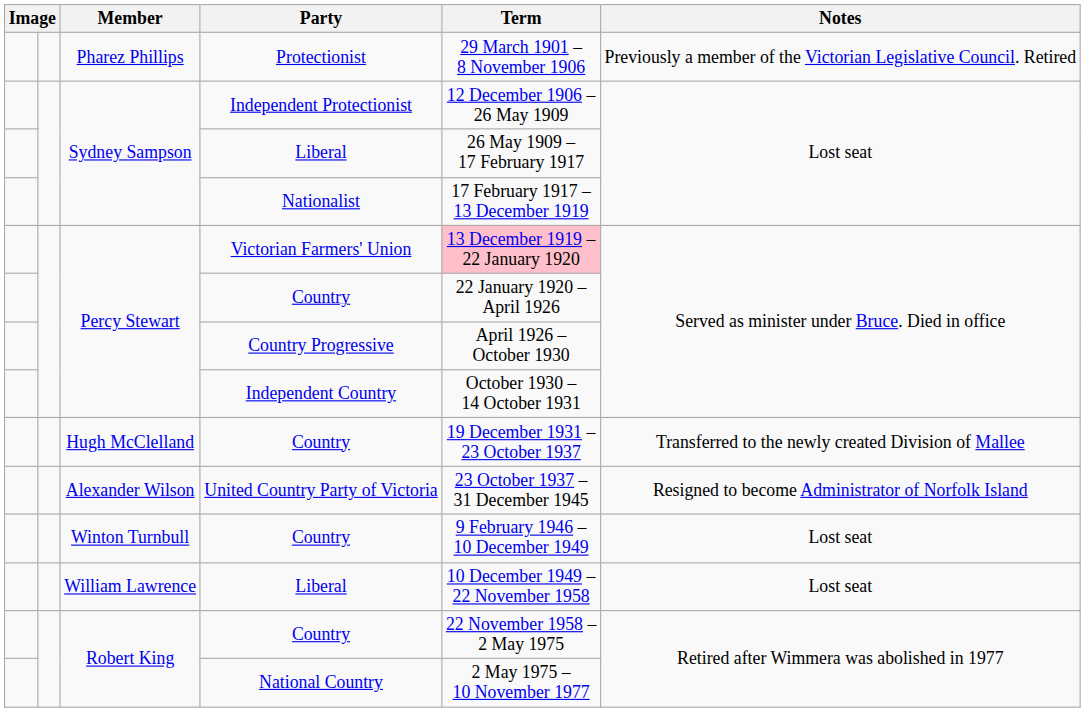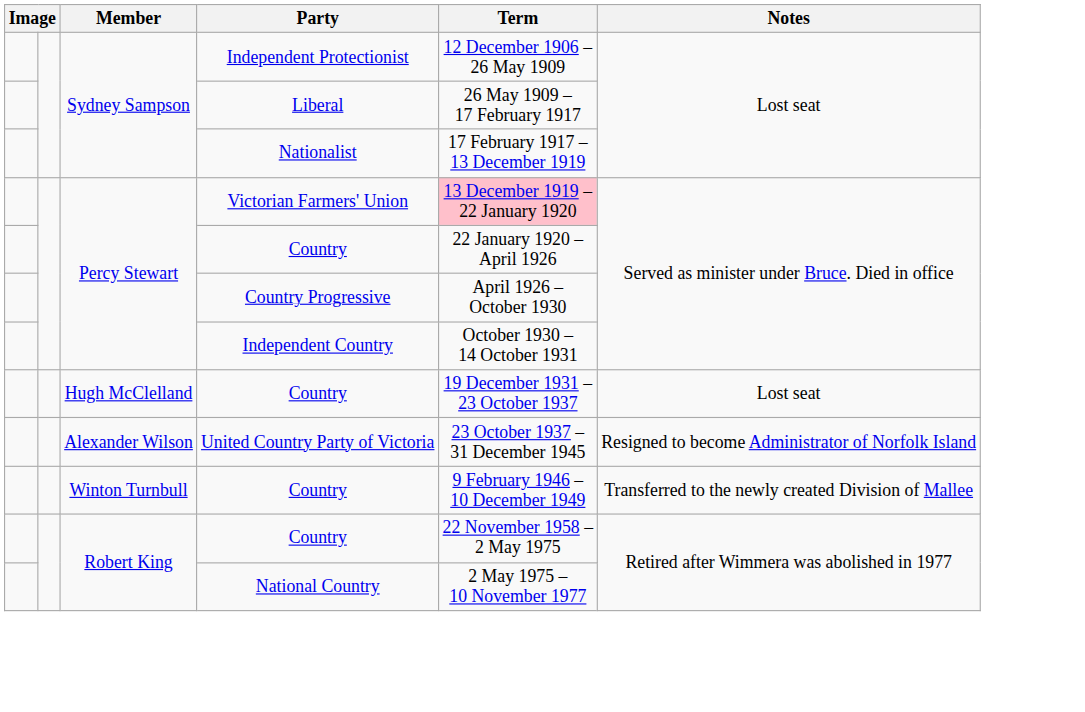- row: (130, 56)
(840, 441) Transferred to the newly created Division of Mallee -> (789, 393) Lost seat
(840, 538) Lost seat -> (789, 490) Transferred to the newly created Division of Mallee
- row: (130, 586)
